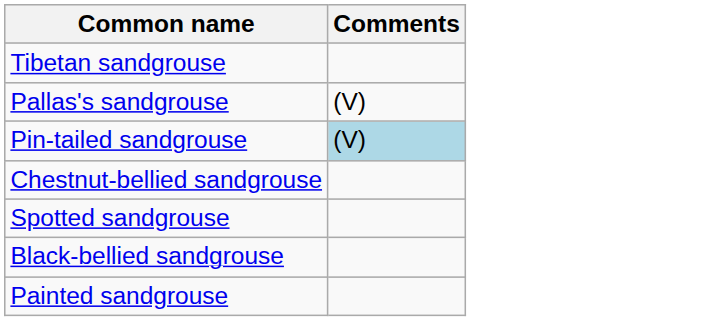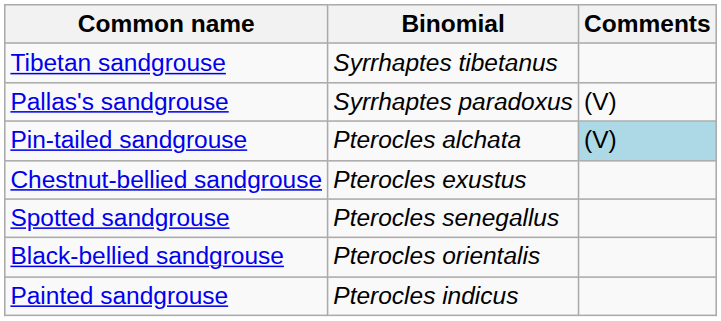+ column: (453, 23)
